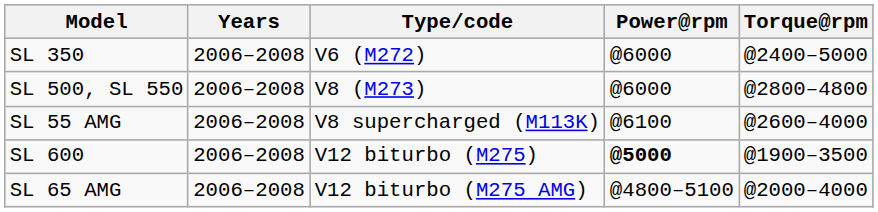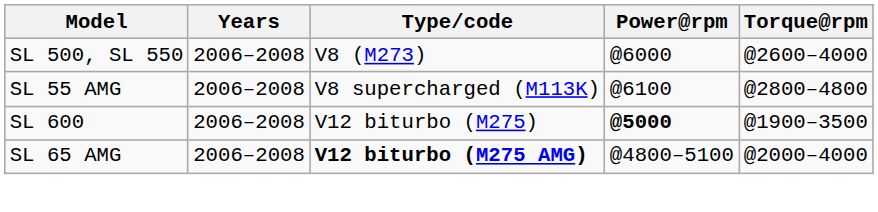- row: (47, 55)
(806, 89) @2800–4800 -> (806, 55) @2600–4000
(806, 123) @2600–4000 -> (806, 89) @2800–4800
(451, 190) normal -> (451, 156) bold
